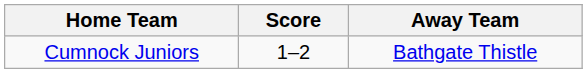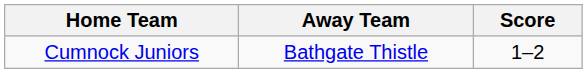columns swapped: (293, 20) <-> (465, 20)
